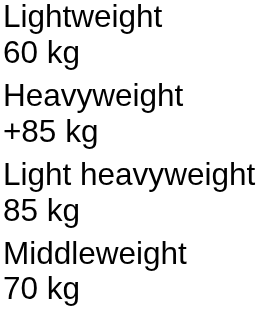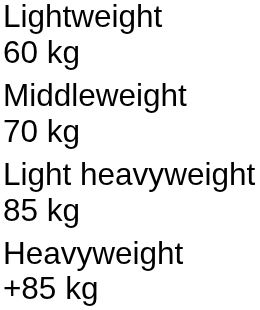rows swapped: (95, 271) <-> (93, 113)
